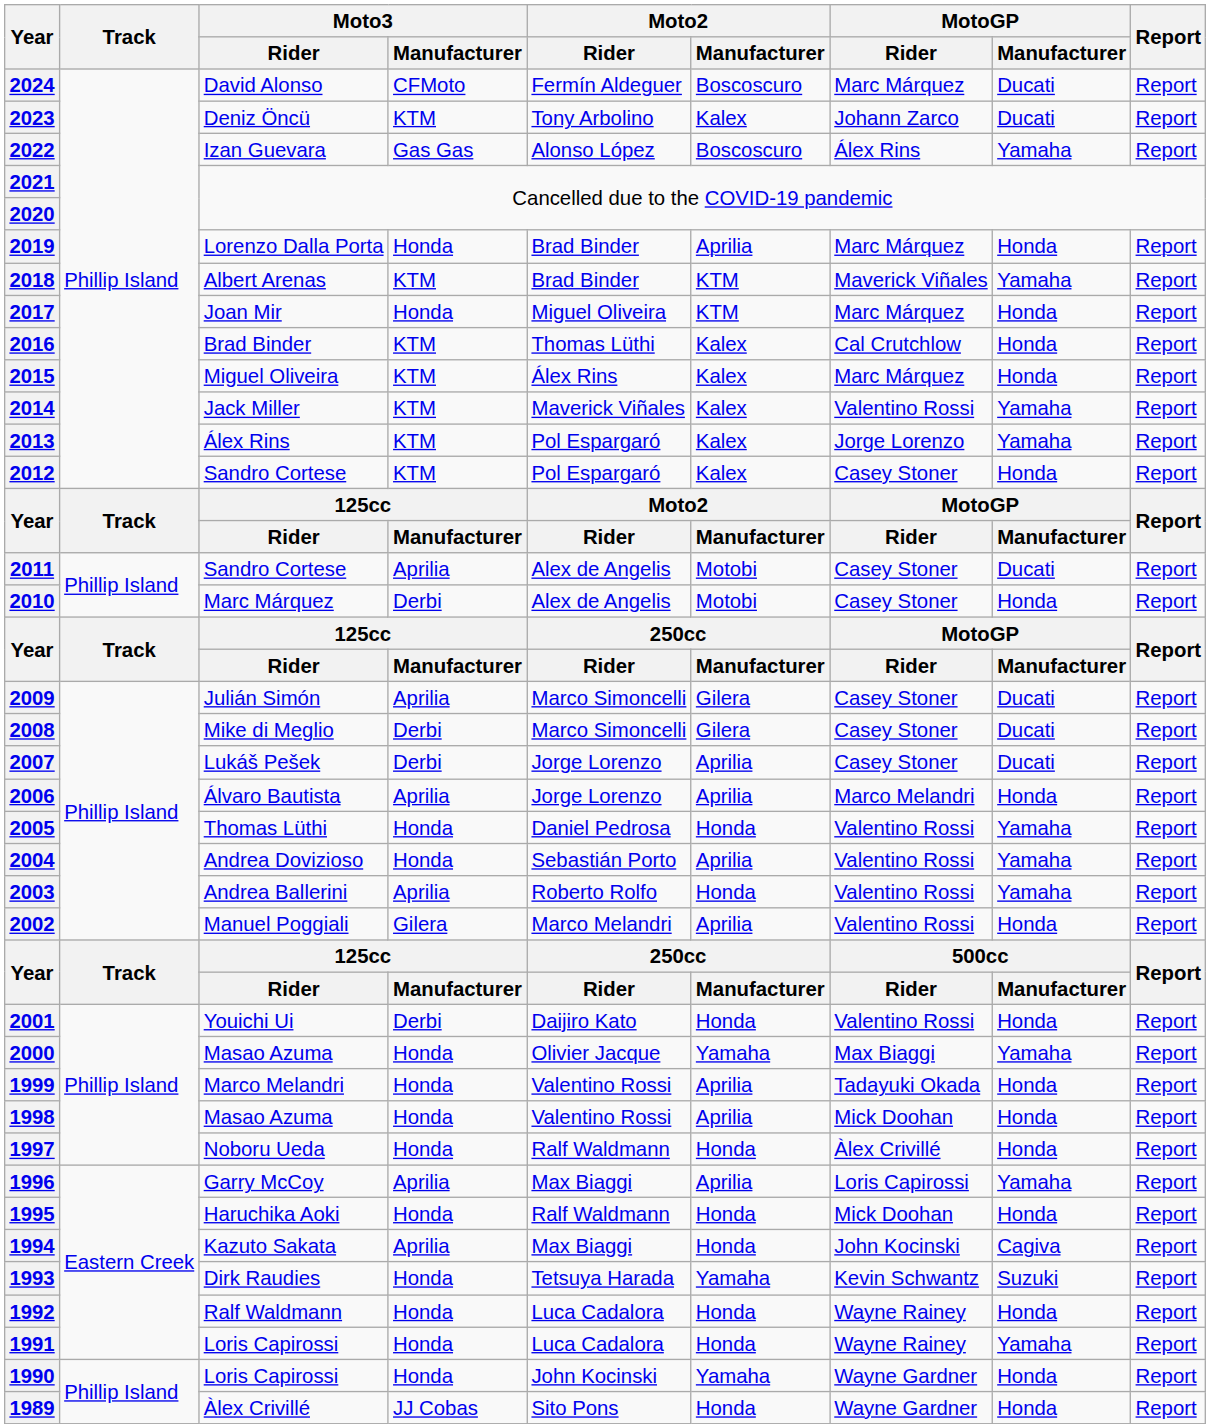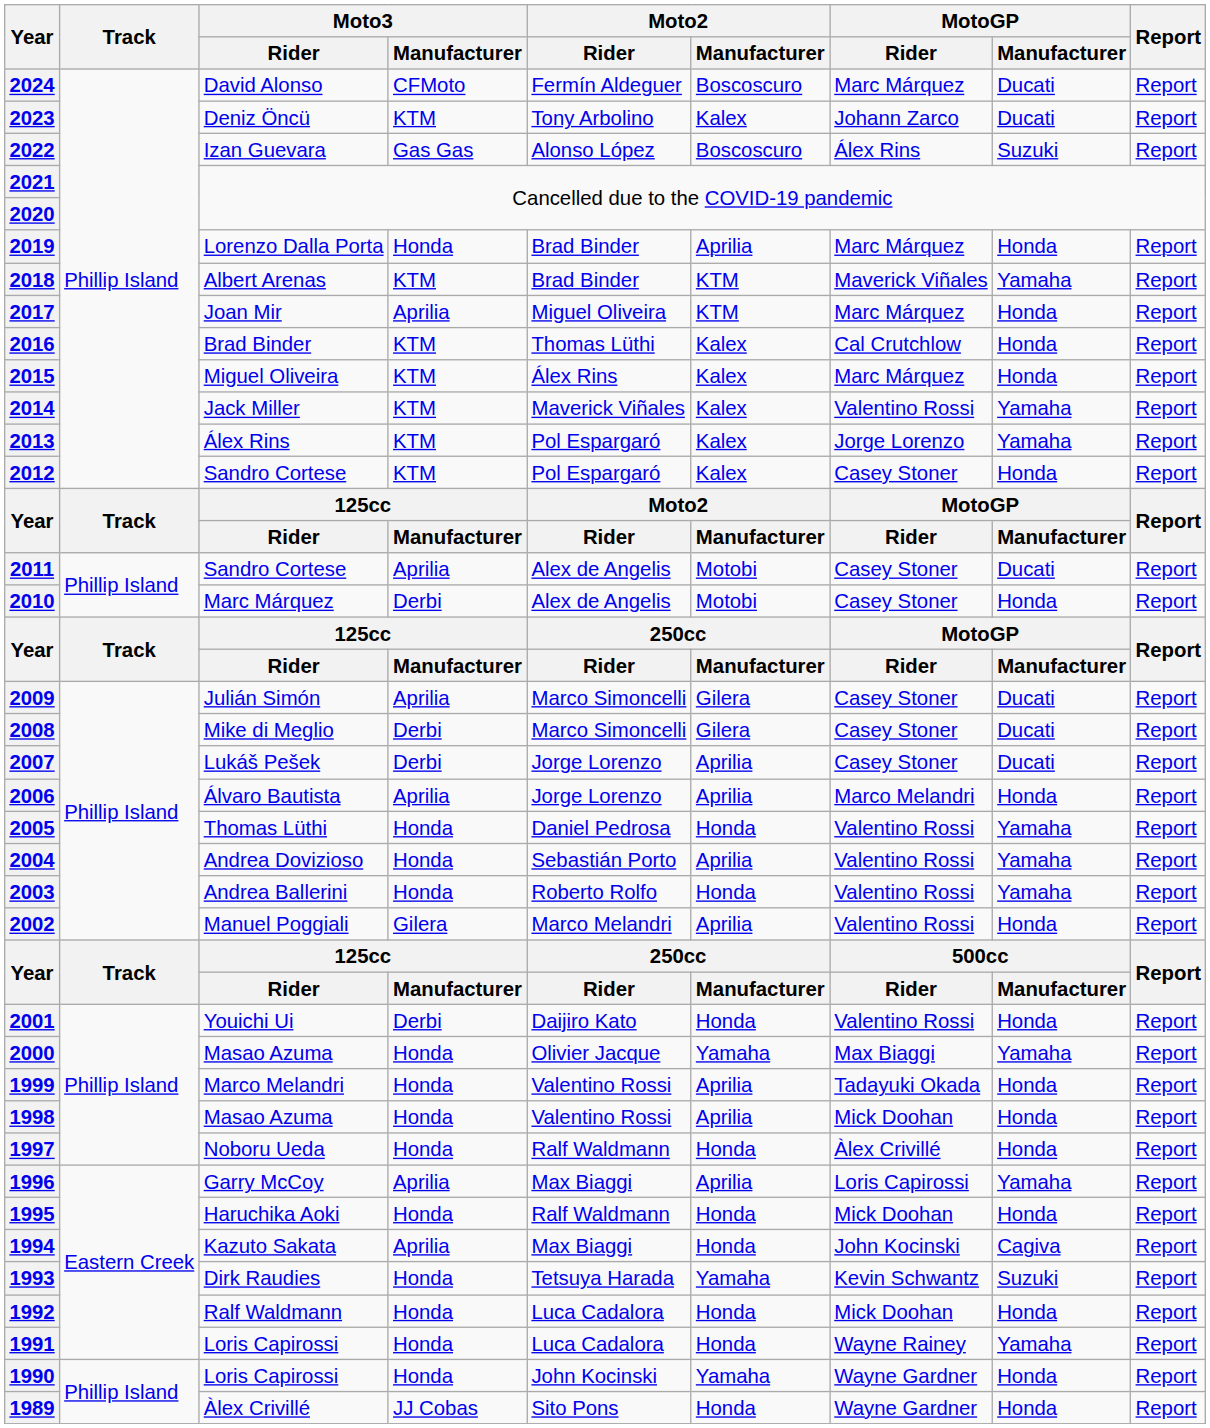(1034, 150) Yamaha -> (1028, 150) Suzuki
(423, 311) Honda -> (421, 311) Aprilia
(421, 892) Aprilia -> (423, 892) Honda
(900, 1311) Wayne Rainey -> (894, 1311) Mick Doohan
